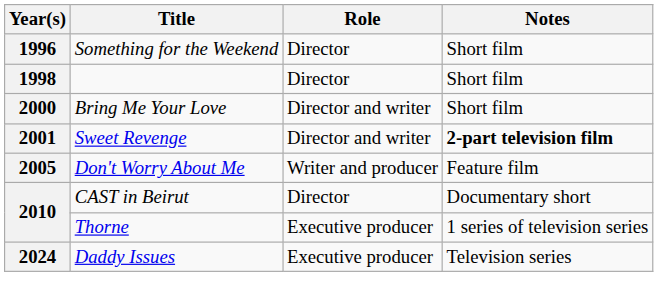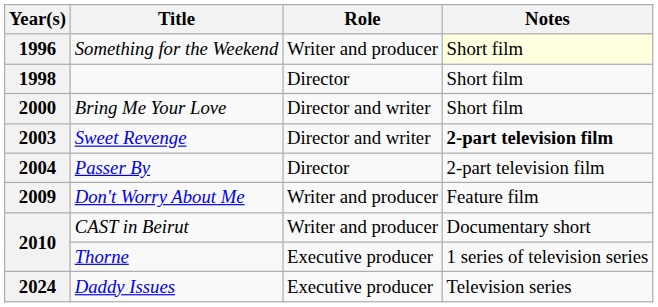(318, 49) Director -> (362, 49) Writer and producer
(485, 49) no background -> (485, 49) lightyellow background
(37, 138) 2001 -> (37, 138) 2003
+ row: (112, 167)
(37, 167) 2005 -> (37, 197) 2009
(318, 197) Director -> (362, 227) Writer and producer
